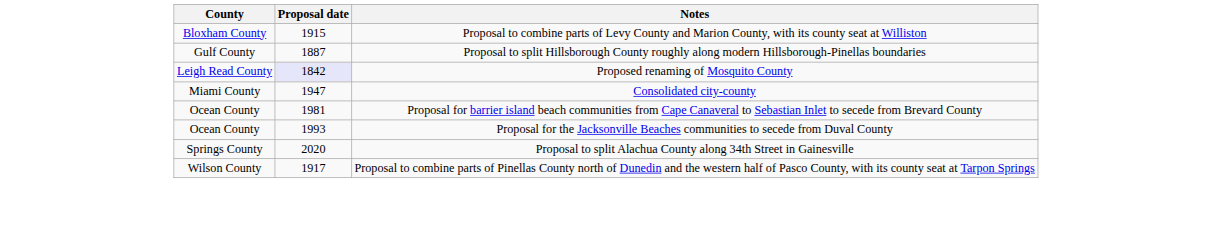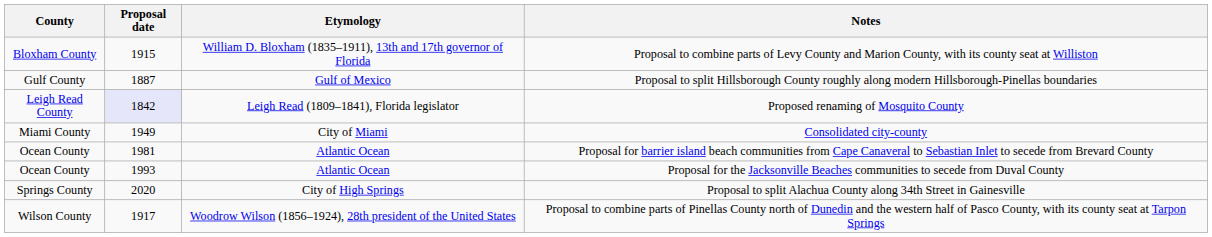+ column: (353, 20)
(313, 91) 1947 -> (143, 132) 1949
